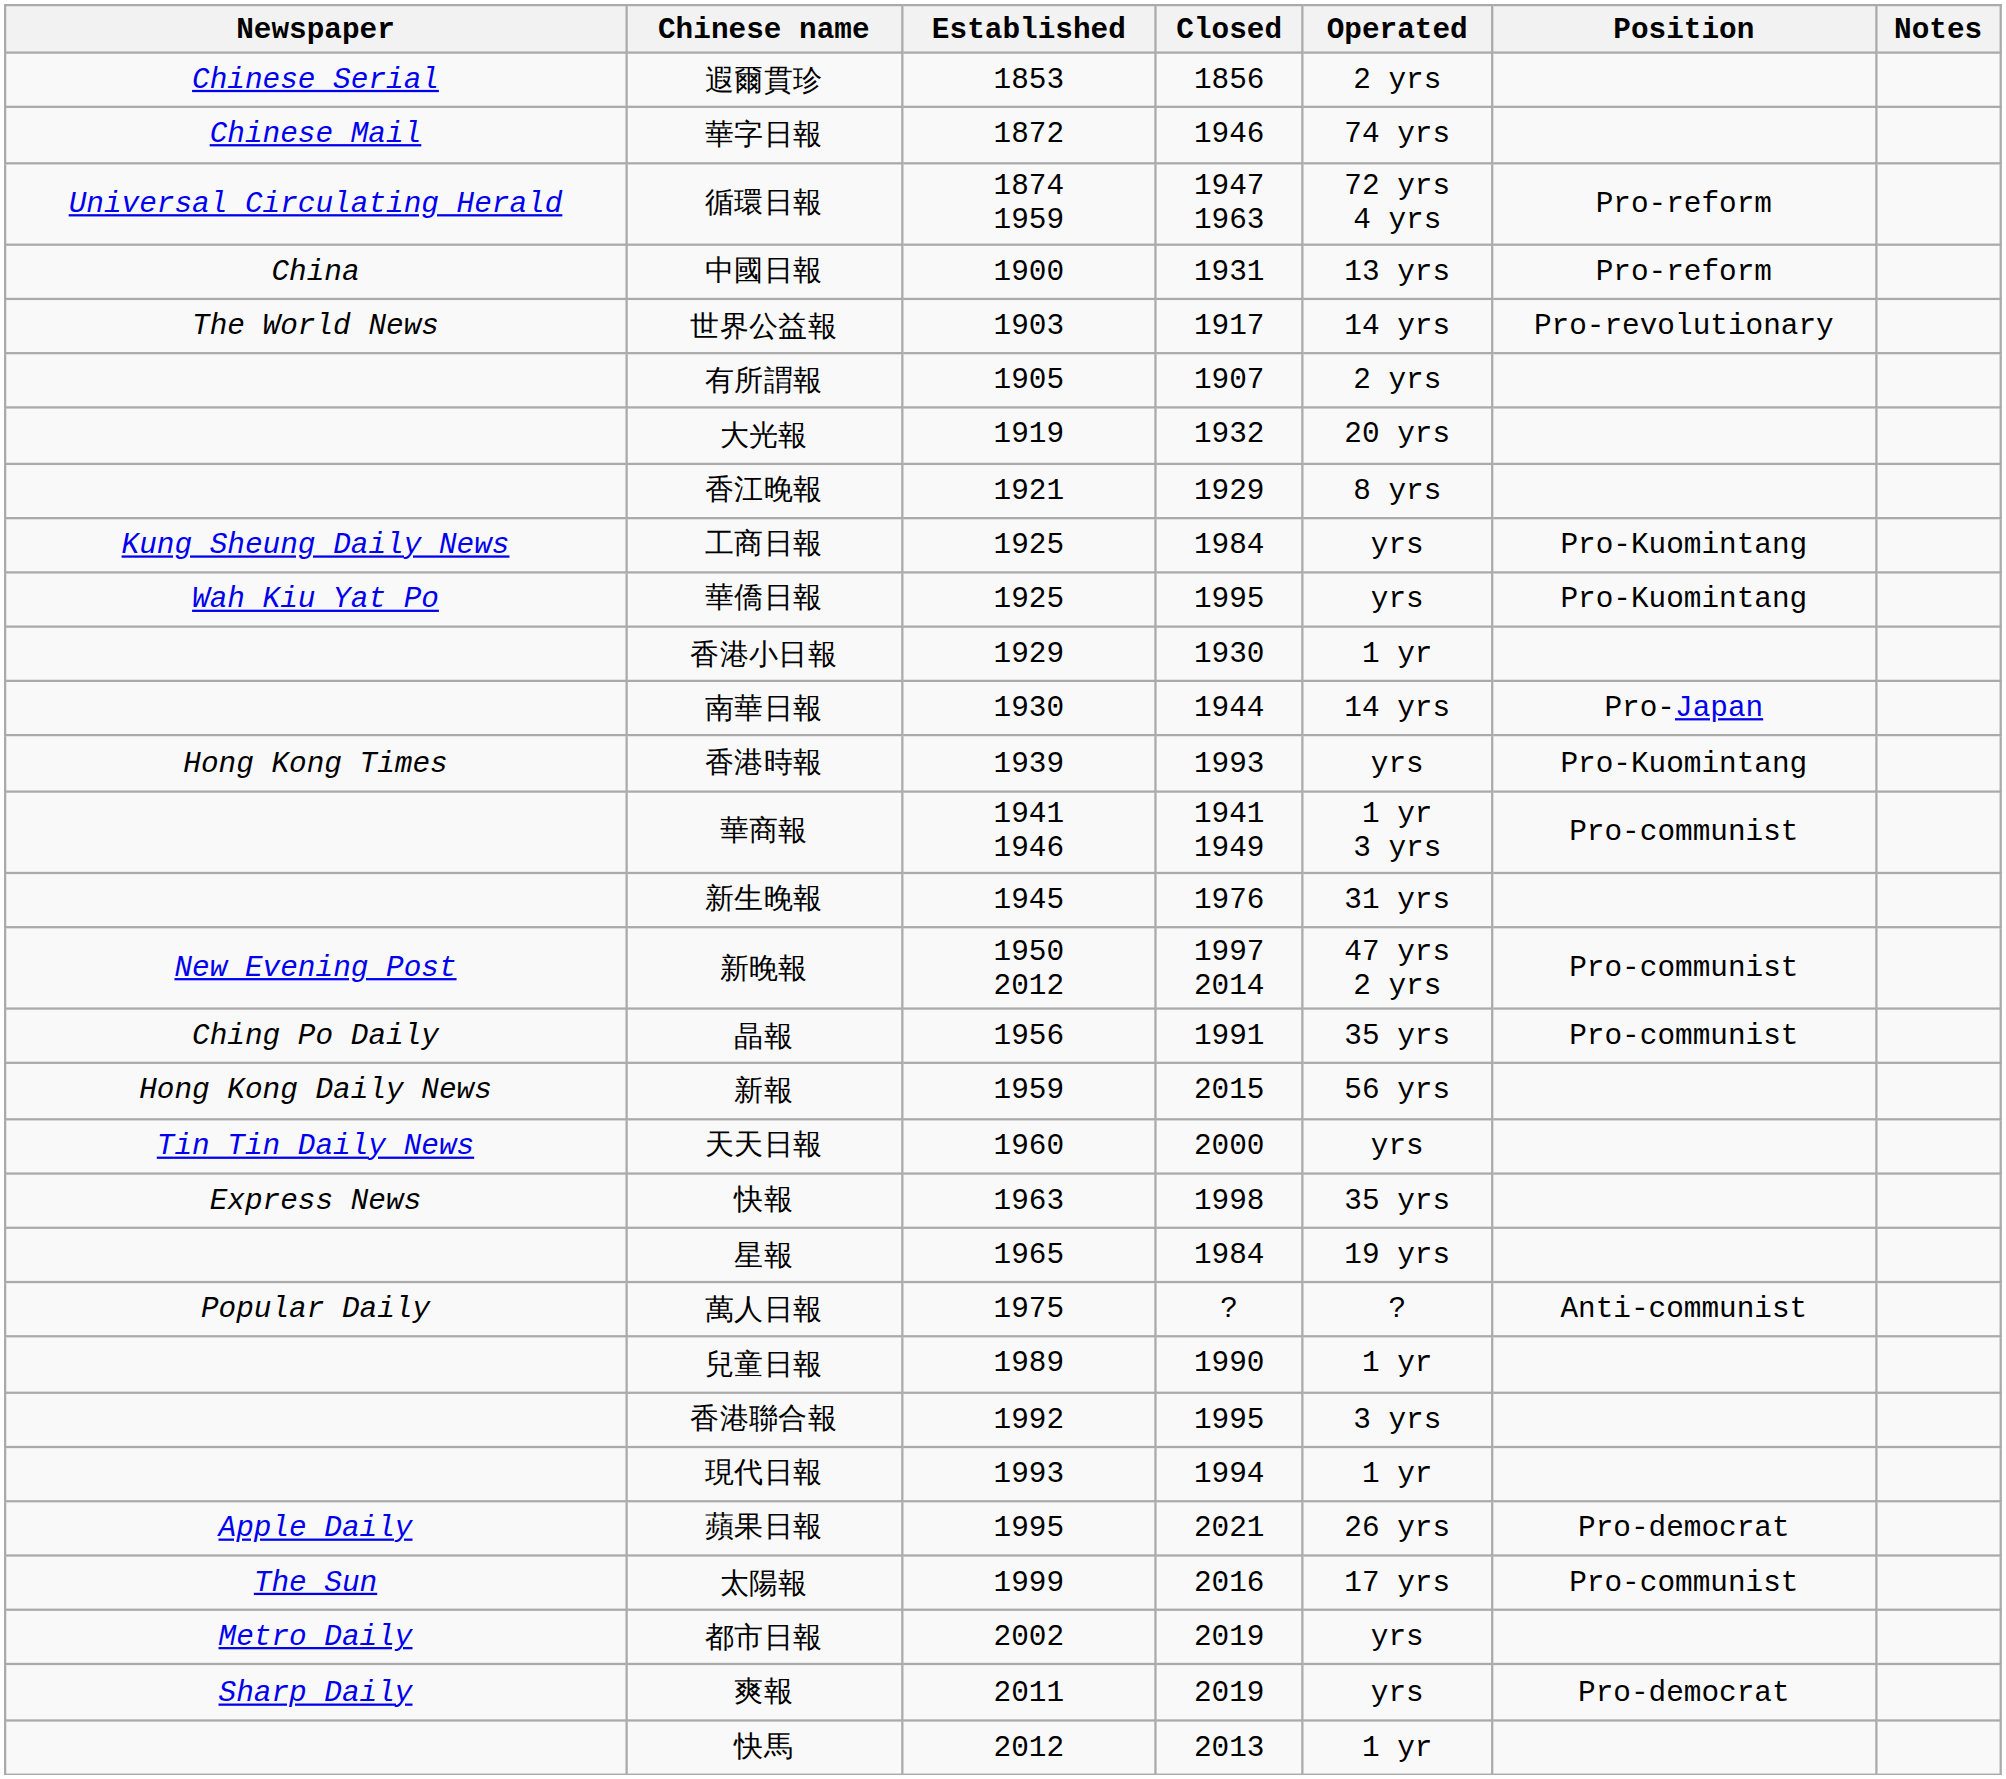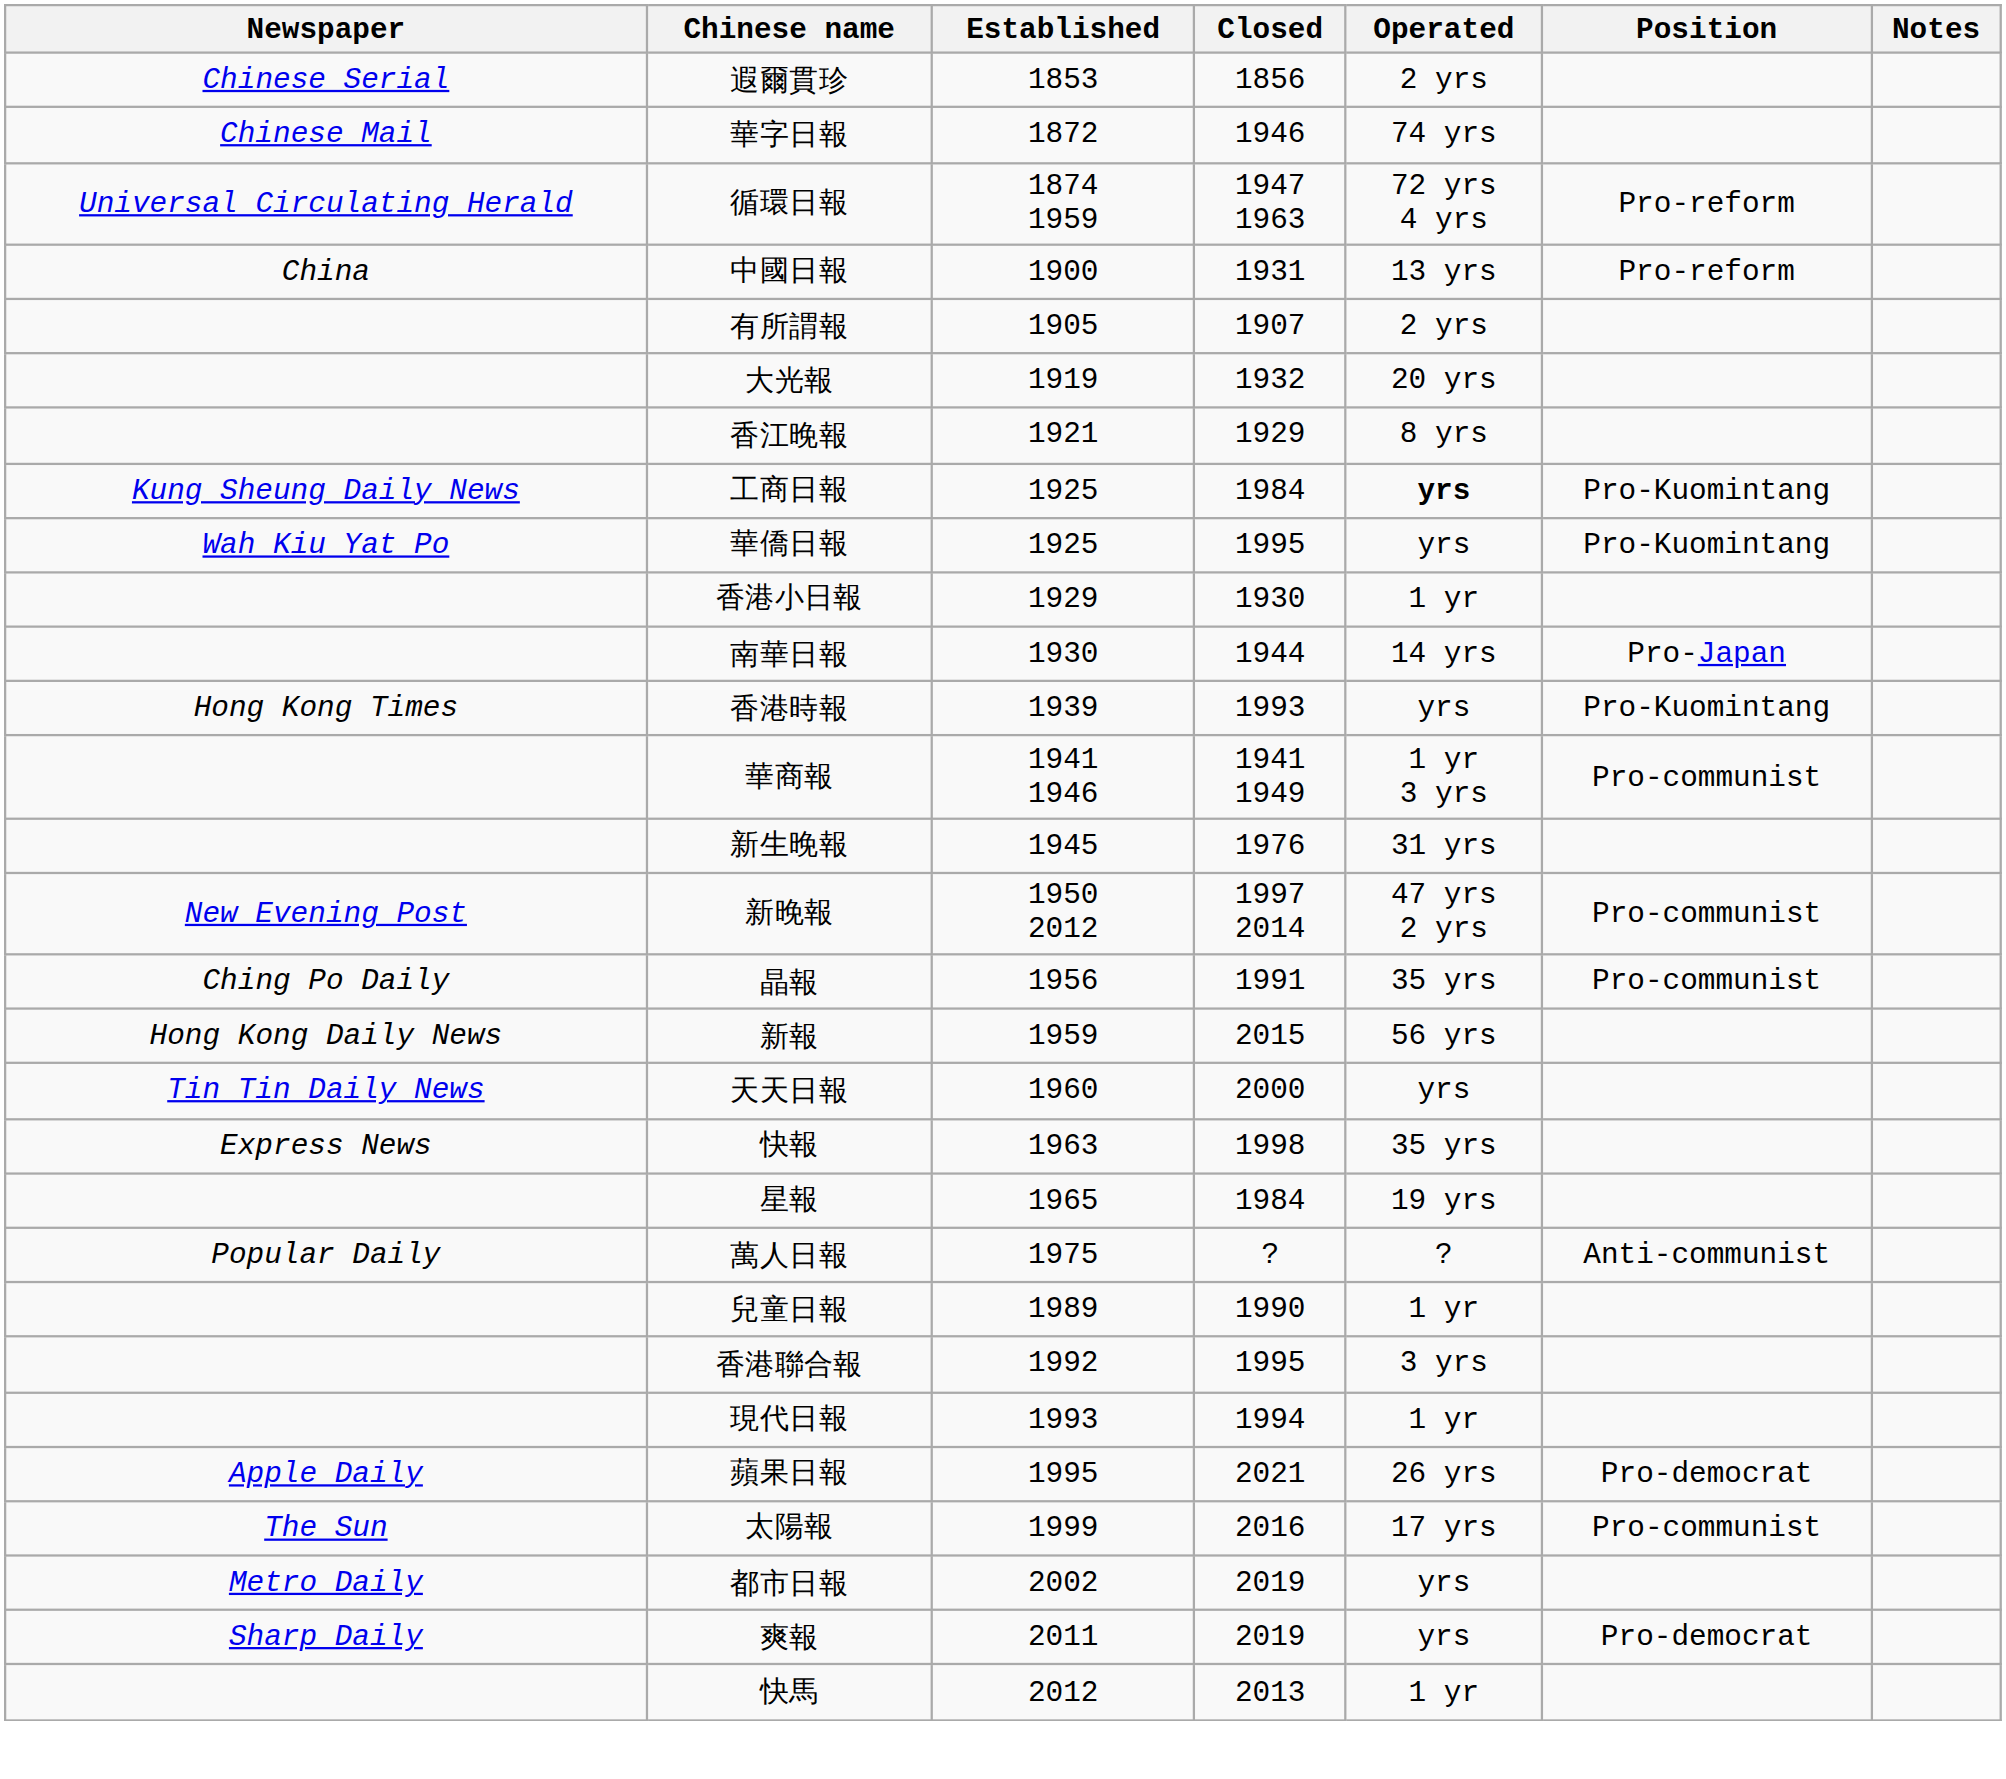- row: (764, 327)
(1397, 545) normal -> (1444, 490) bold
